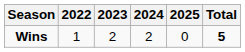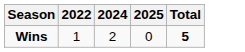- column: (113, 15)
